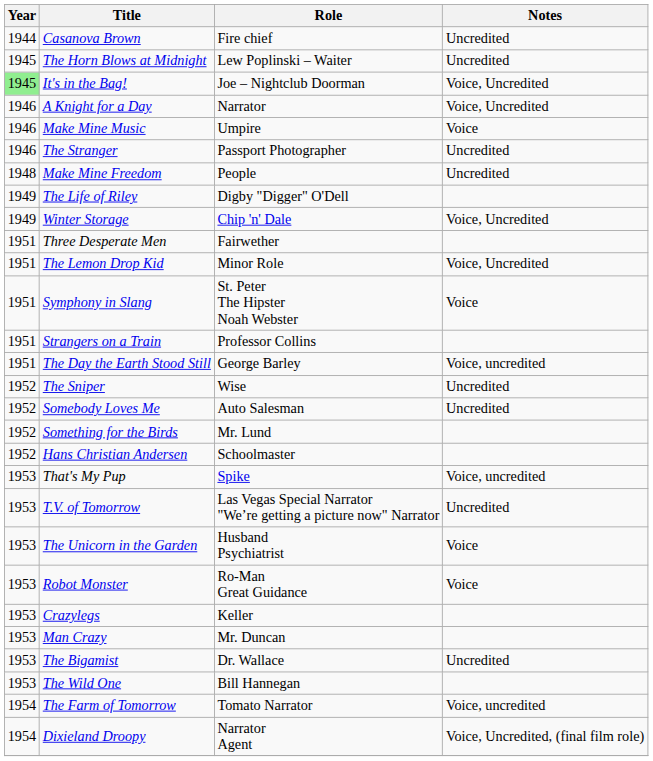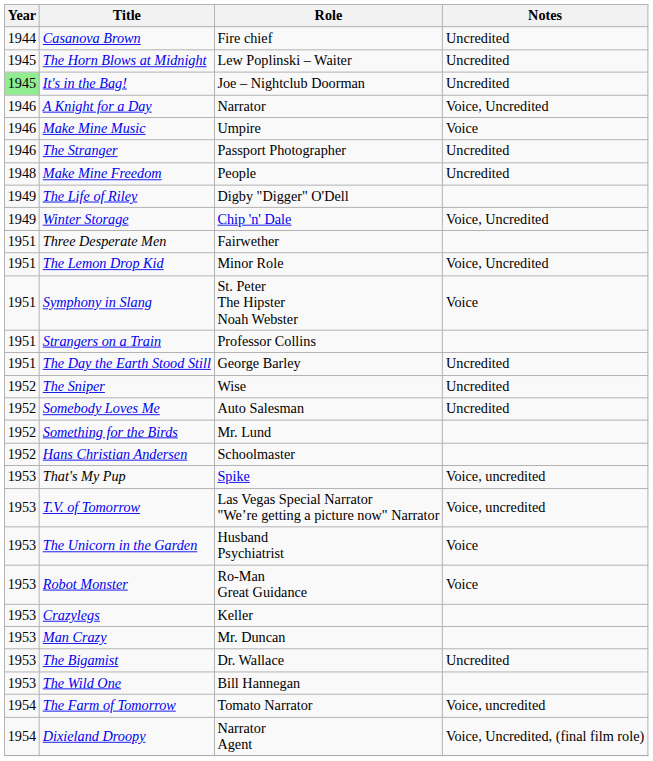(497, 83) Voice, Uncredited -> (478, 83) Uncredited
(496, 364) Voice, uncredited -> (478, 364) Uncredited
(478, 507) Uncredited -> (496, 507) Voice, uncredited
